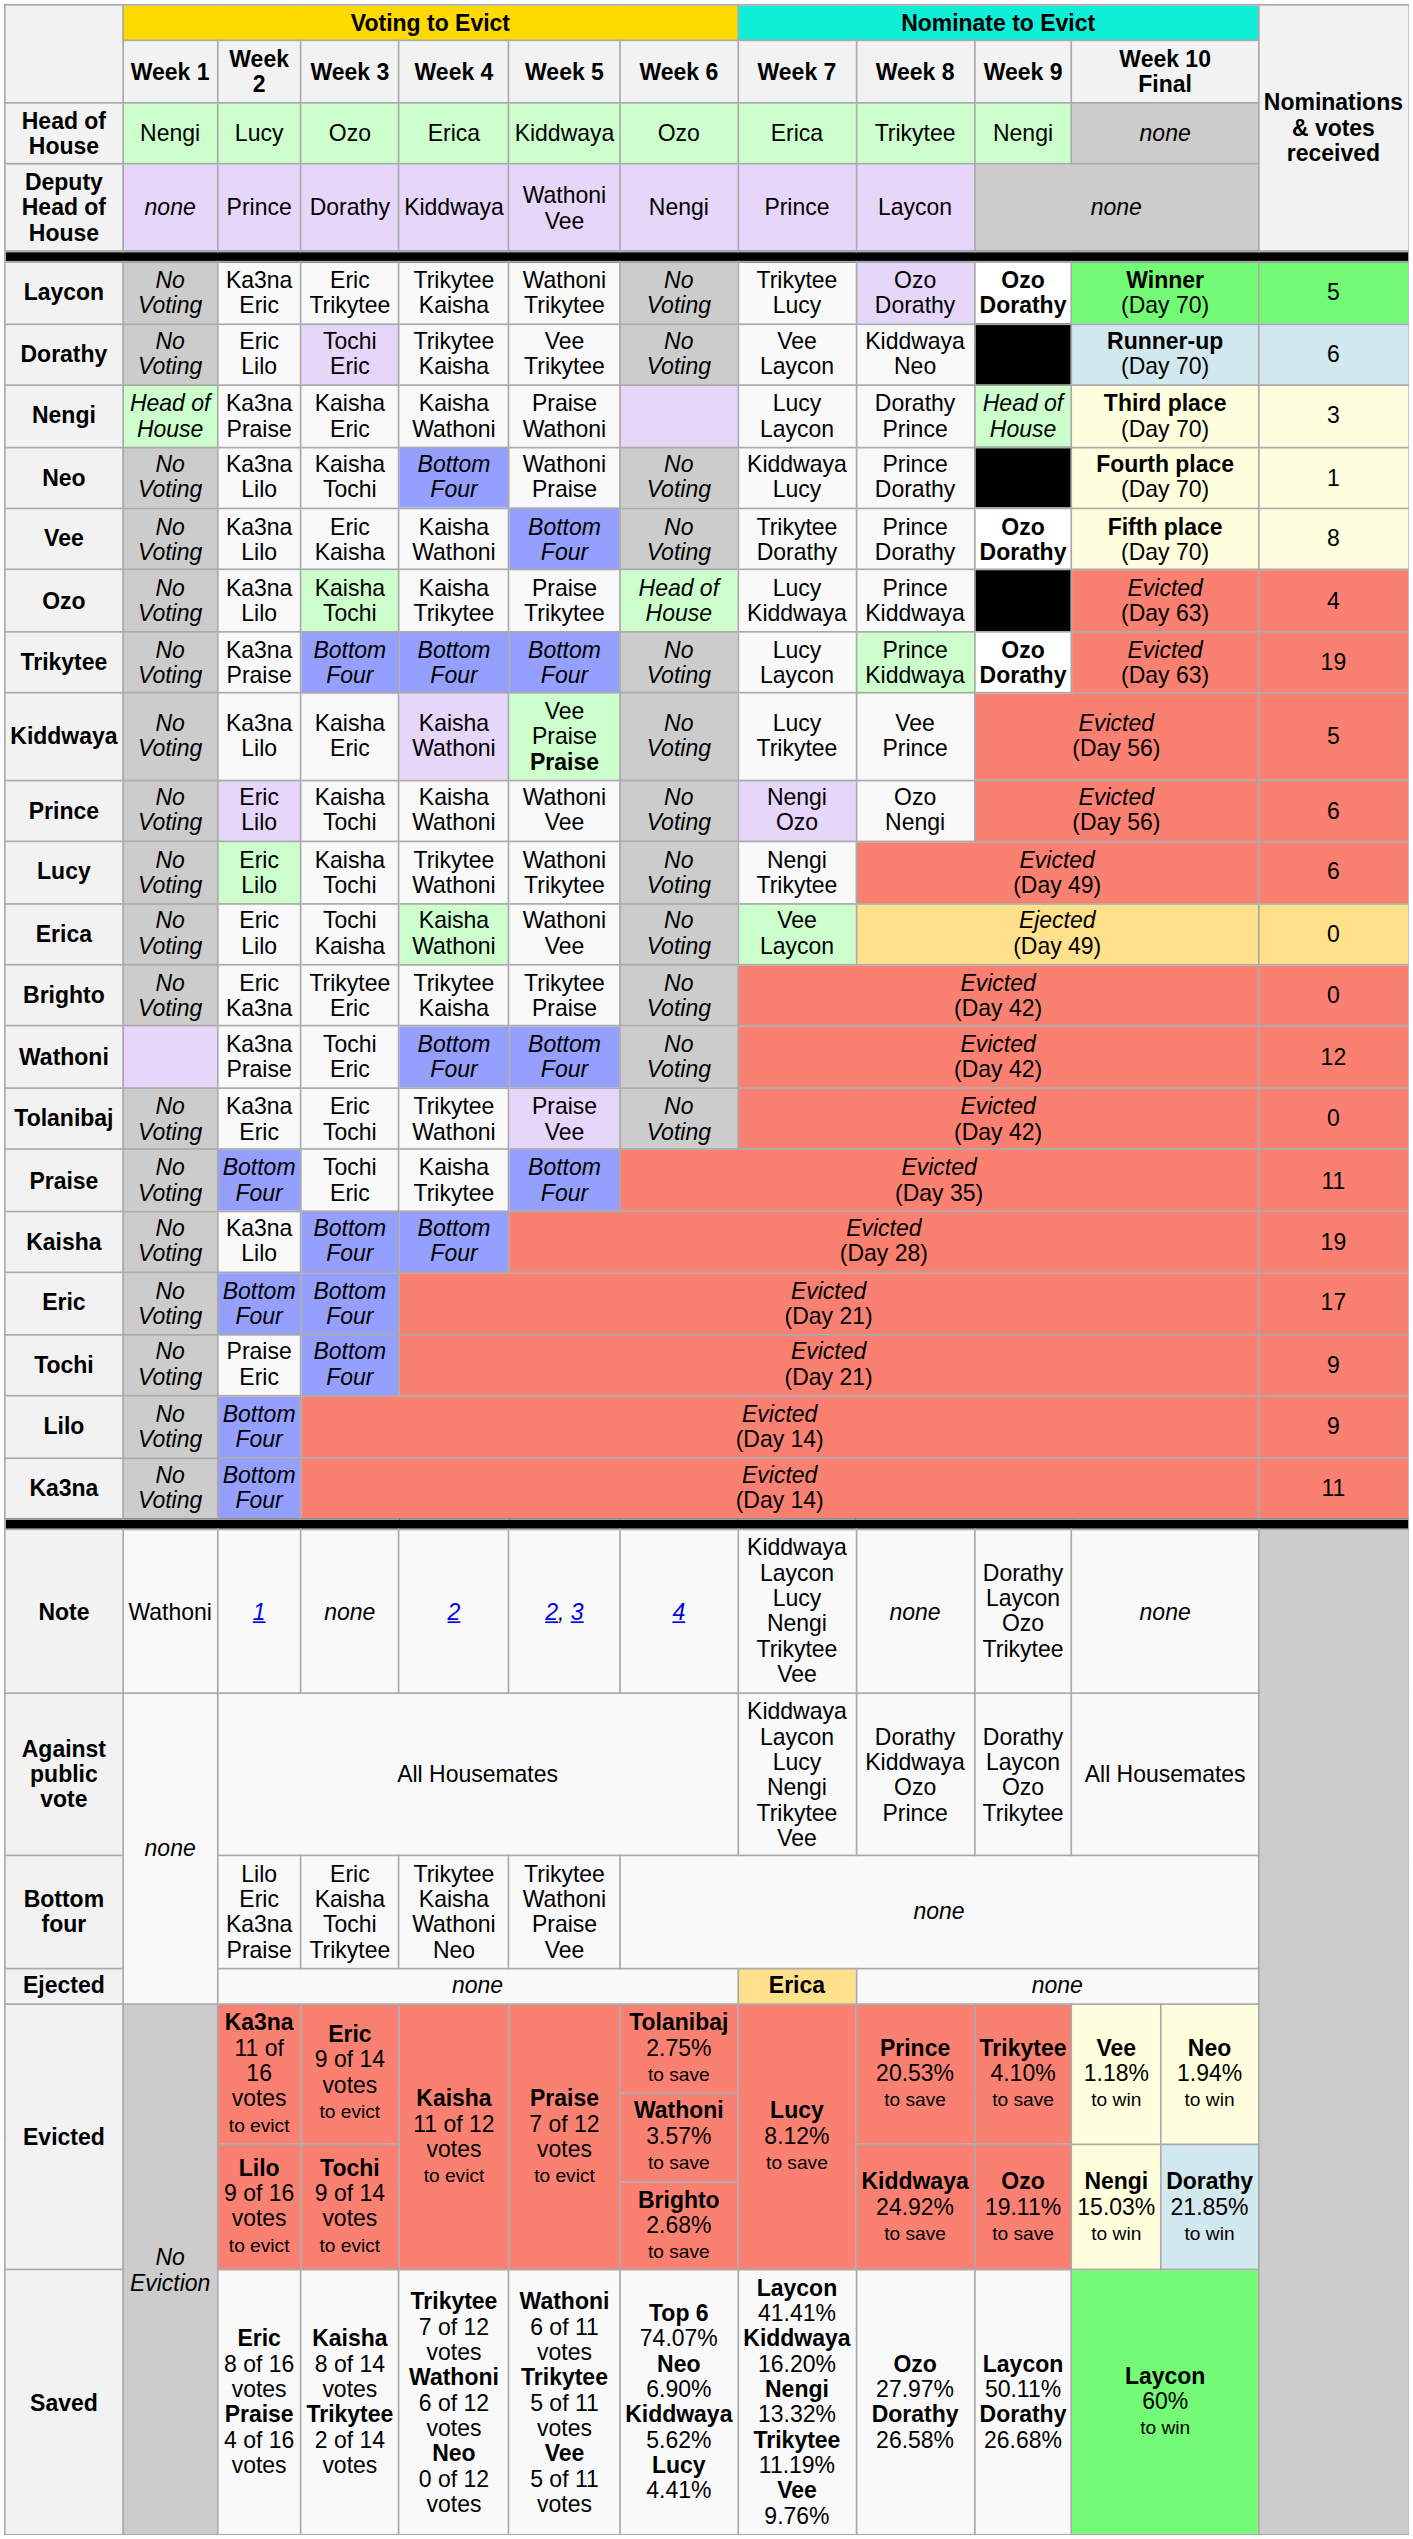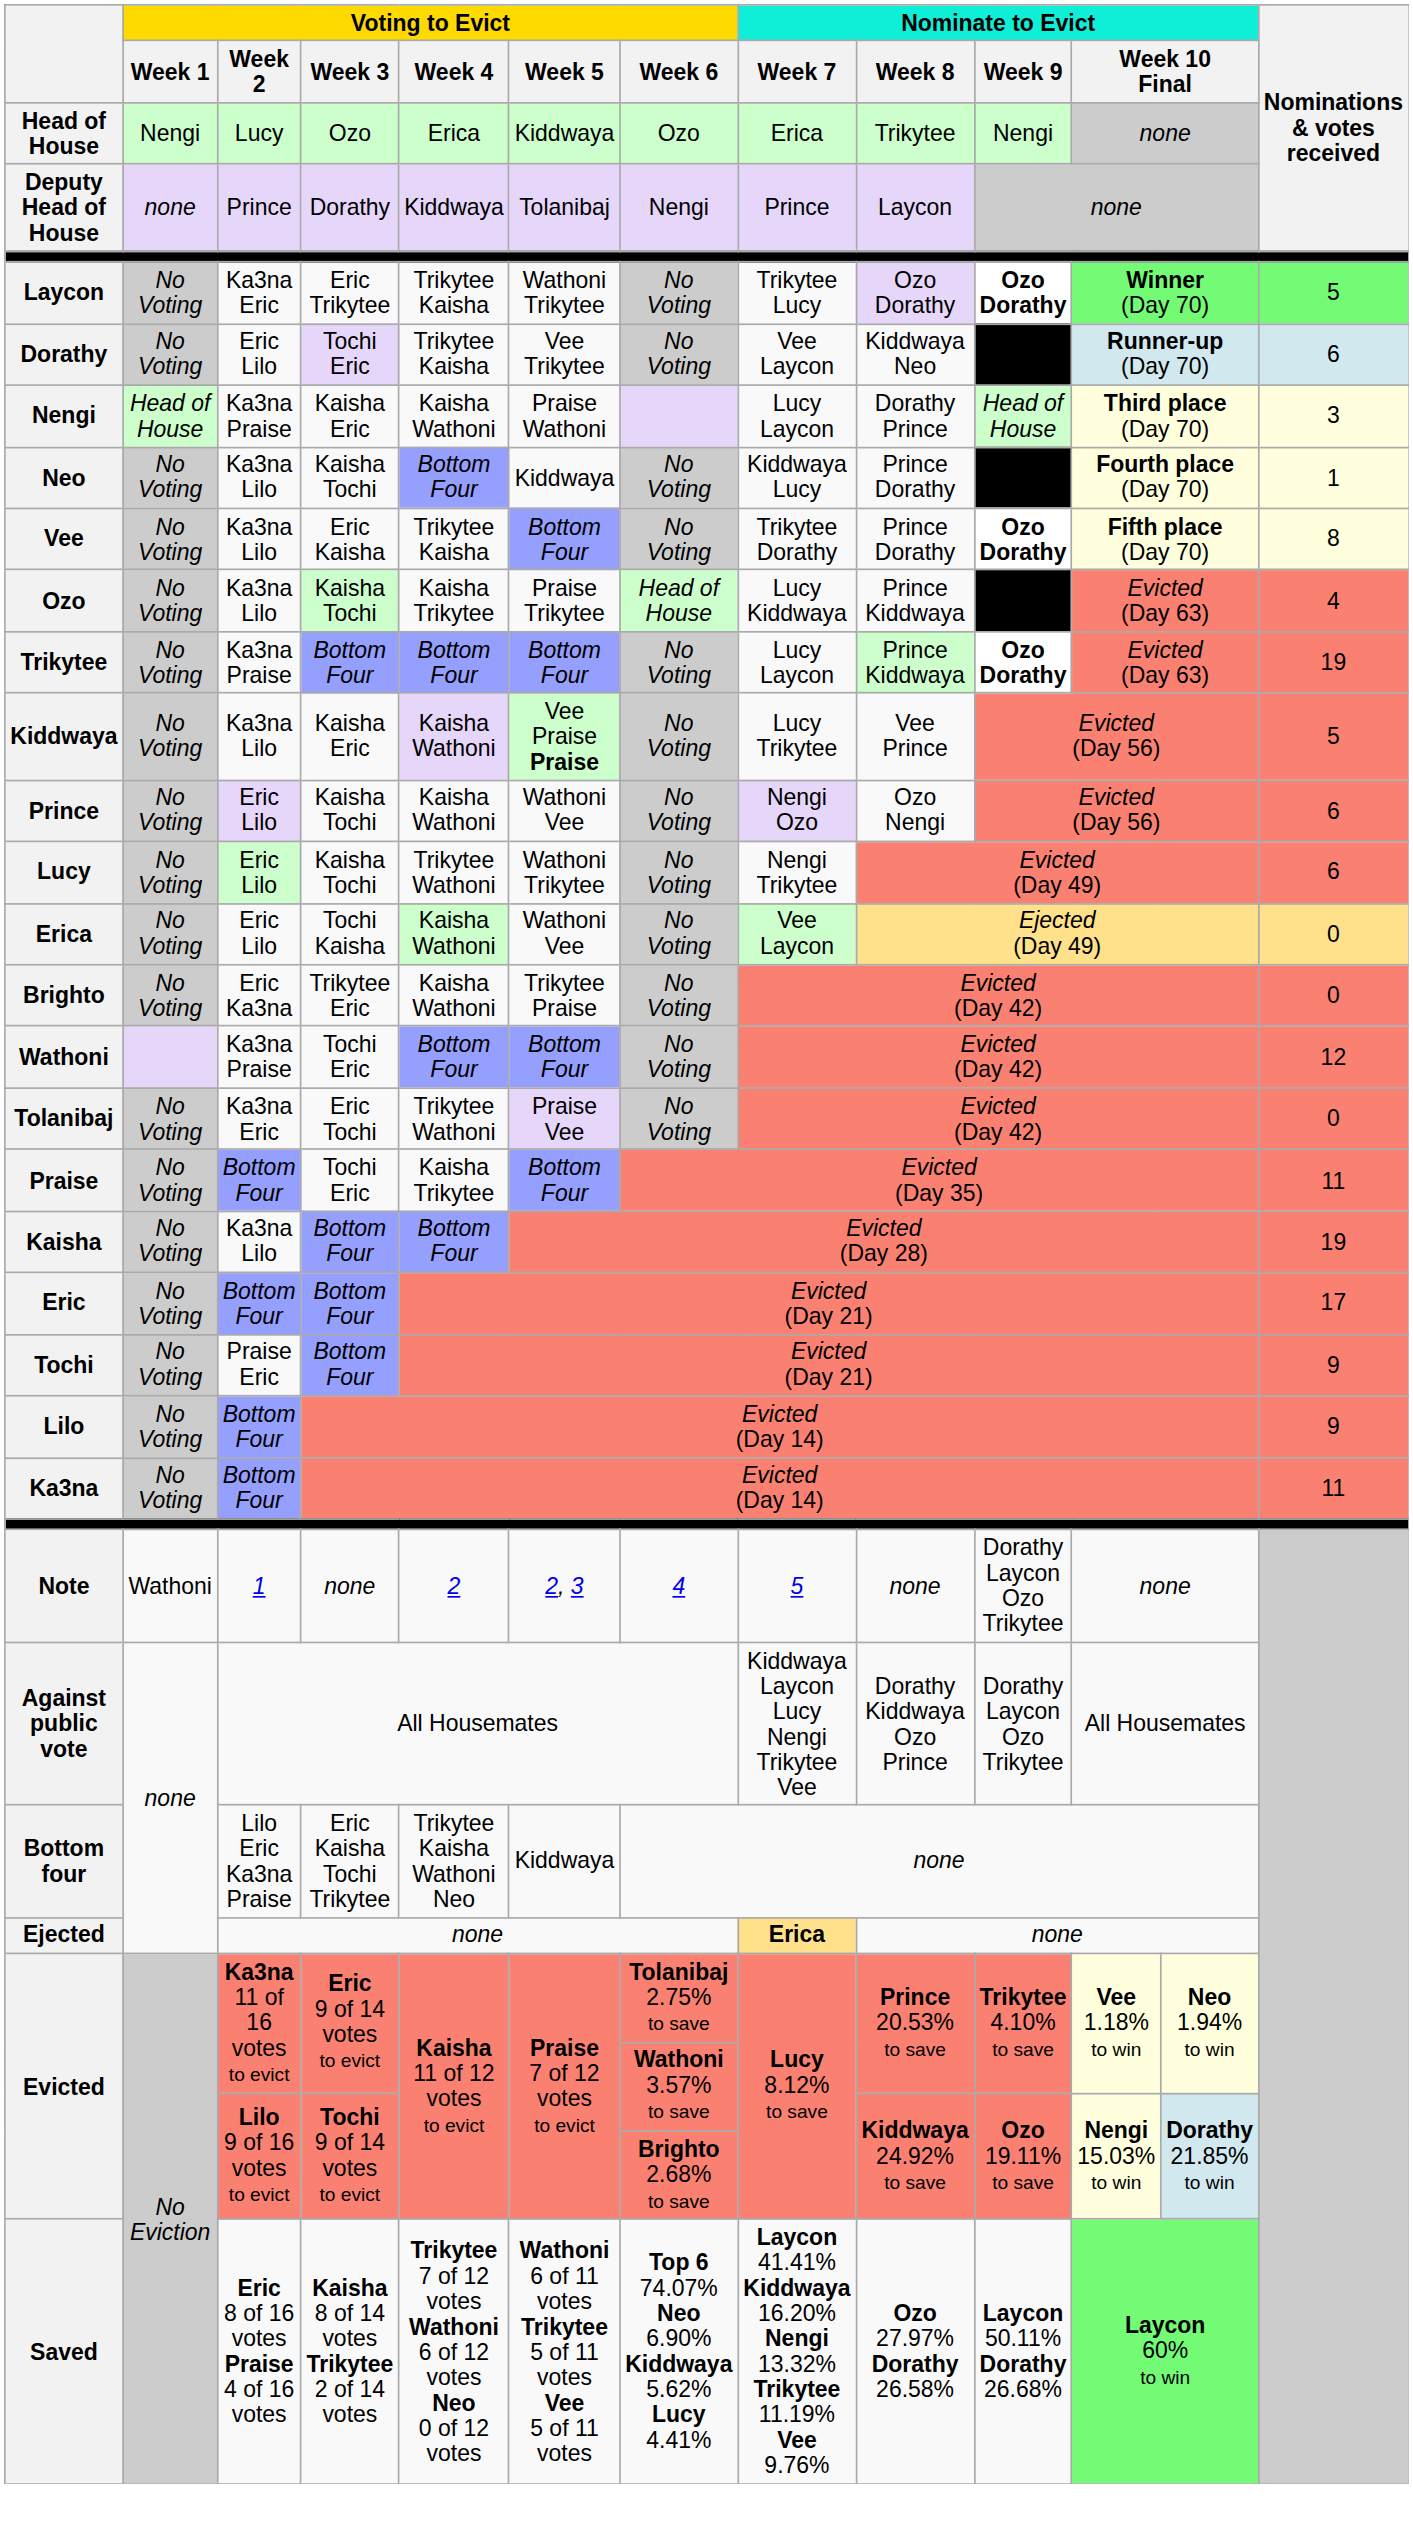(564, 207) Wathoni Vee -> (564, 207) Tolanibaj
(564, 477) Wathoni Praise -> (564, 477) Kiddwaya
(454, 539) Kaisha Wathoni -> (454, 539) Trikytee Kaisha
(454, 995) Trikytee Kaisha -> (454, 995) Kaisha Wathoni
(797, 1611) Kiddwaya Laycon Lucy Nengi Trikytee Vee -> (797, 1586) 5
(564, 1912) Trikytee Wathoni Praise Vee -> (564, 1861) Kiddwaya
